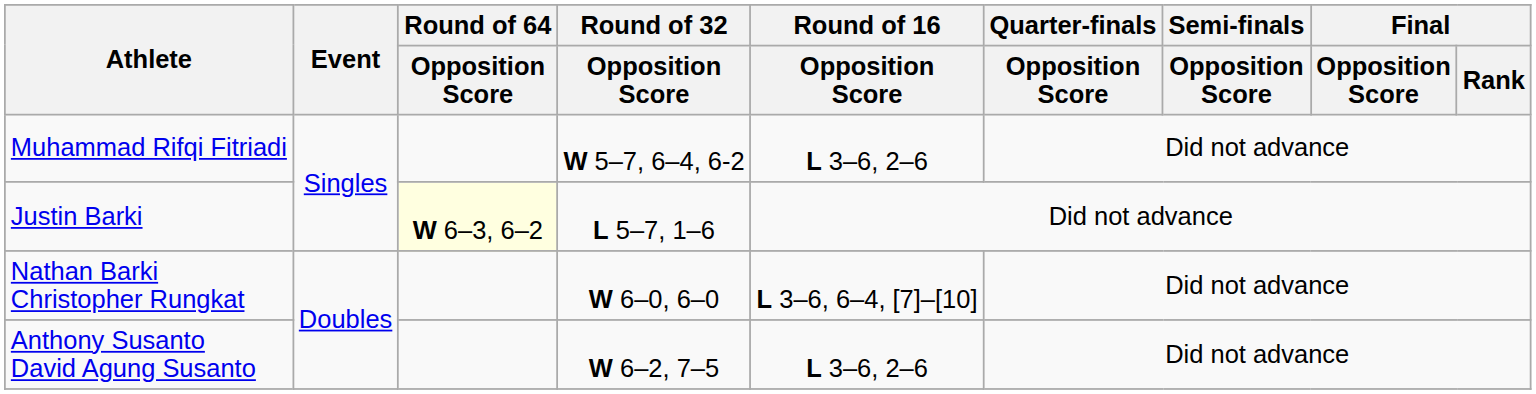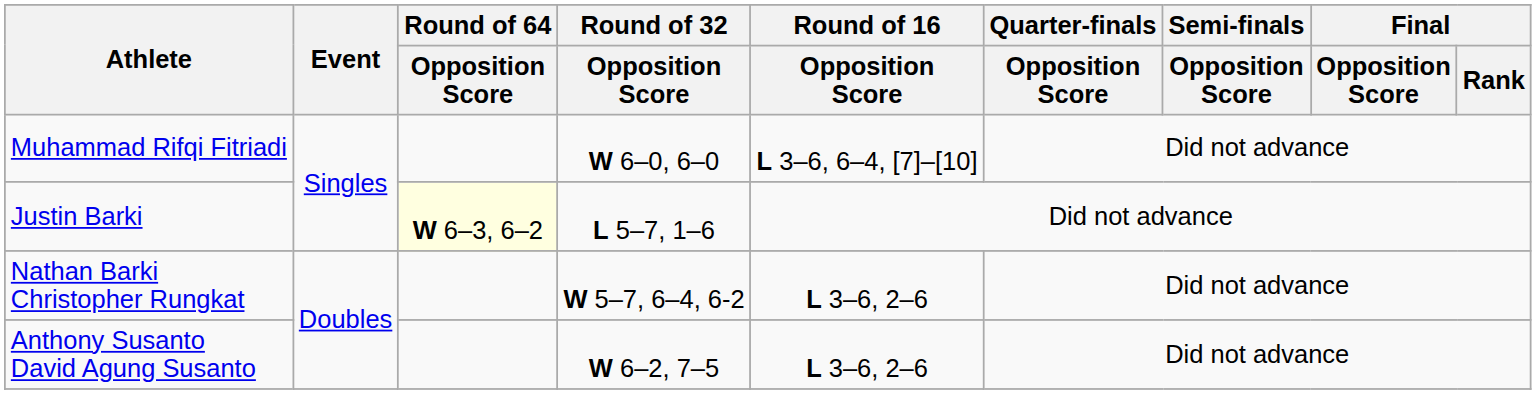(654, 163) W 5–7, 6–4, 6-2 -> (654, 163) W 6–0, 6–0
(867, 163) L 3–6, 2–6 -> (867, 163) L 3–6, 6–4, [7]–[10]
(654, 300) W 6–0, 6–0 -> (654, 300) W 5–7, 6–4, 6-2
(867, 300) L 3–6, 6–4, [7]–[10] -> (867, 300) L 3–6, 2–6
